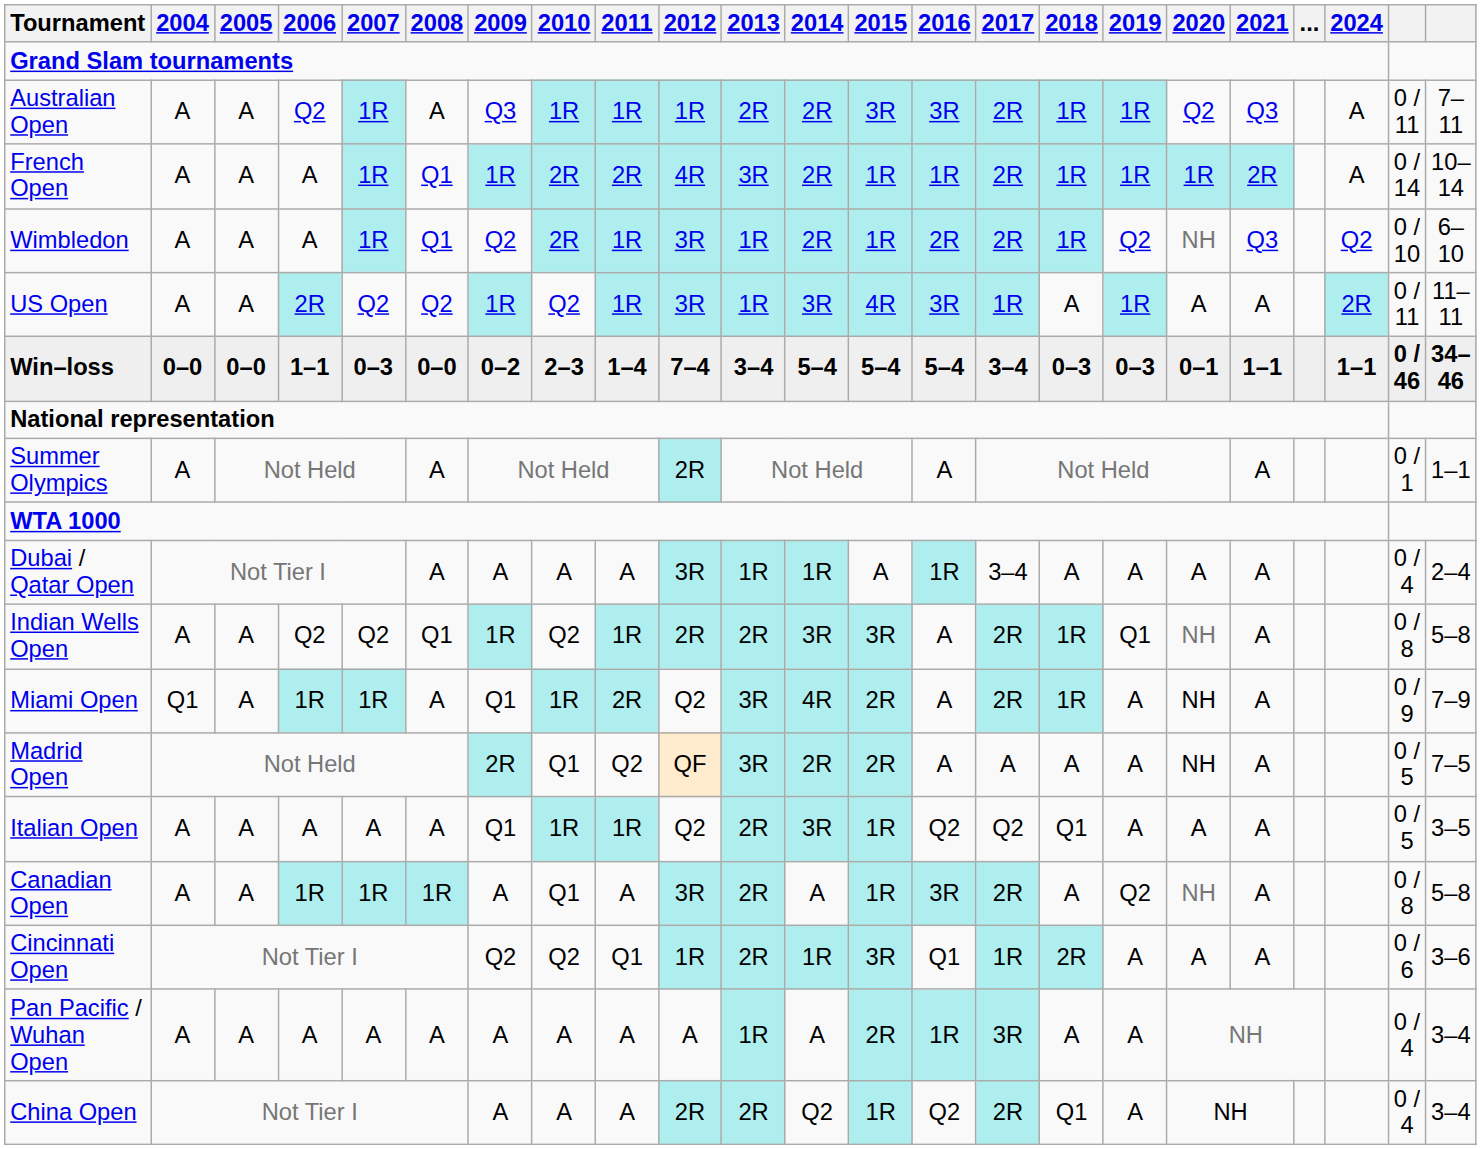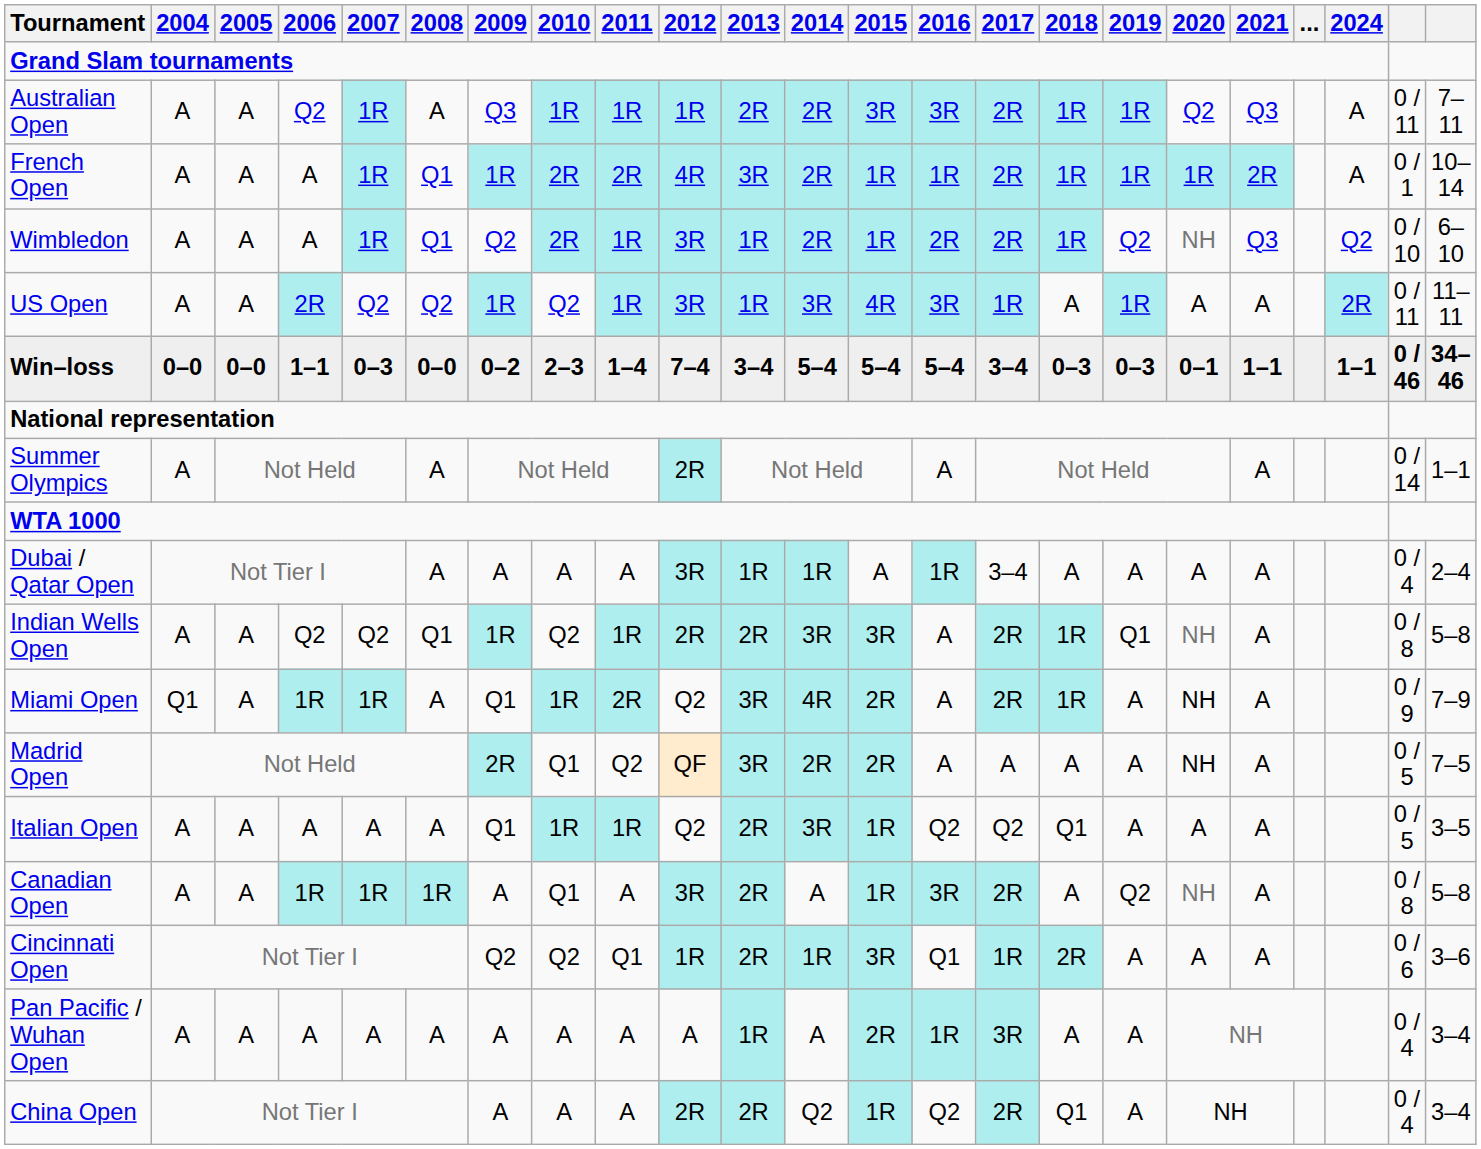(1407, 175) 0 / 14 -> (1407, 175) 0 / 1
(1407, 470) 0 / 1 -> (1407, 470) 0 / 14
